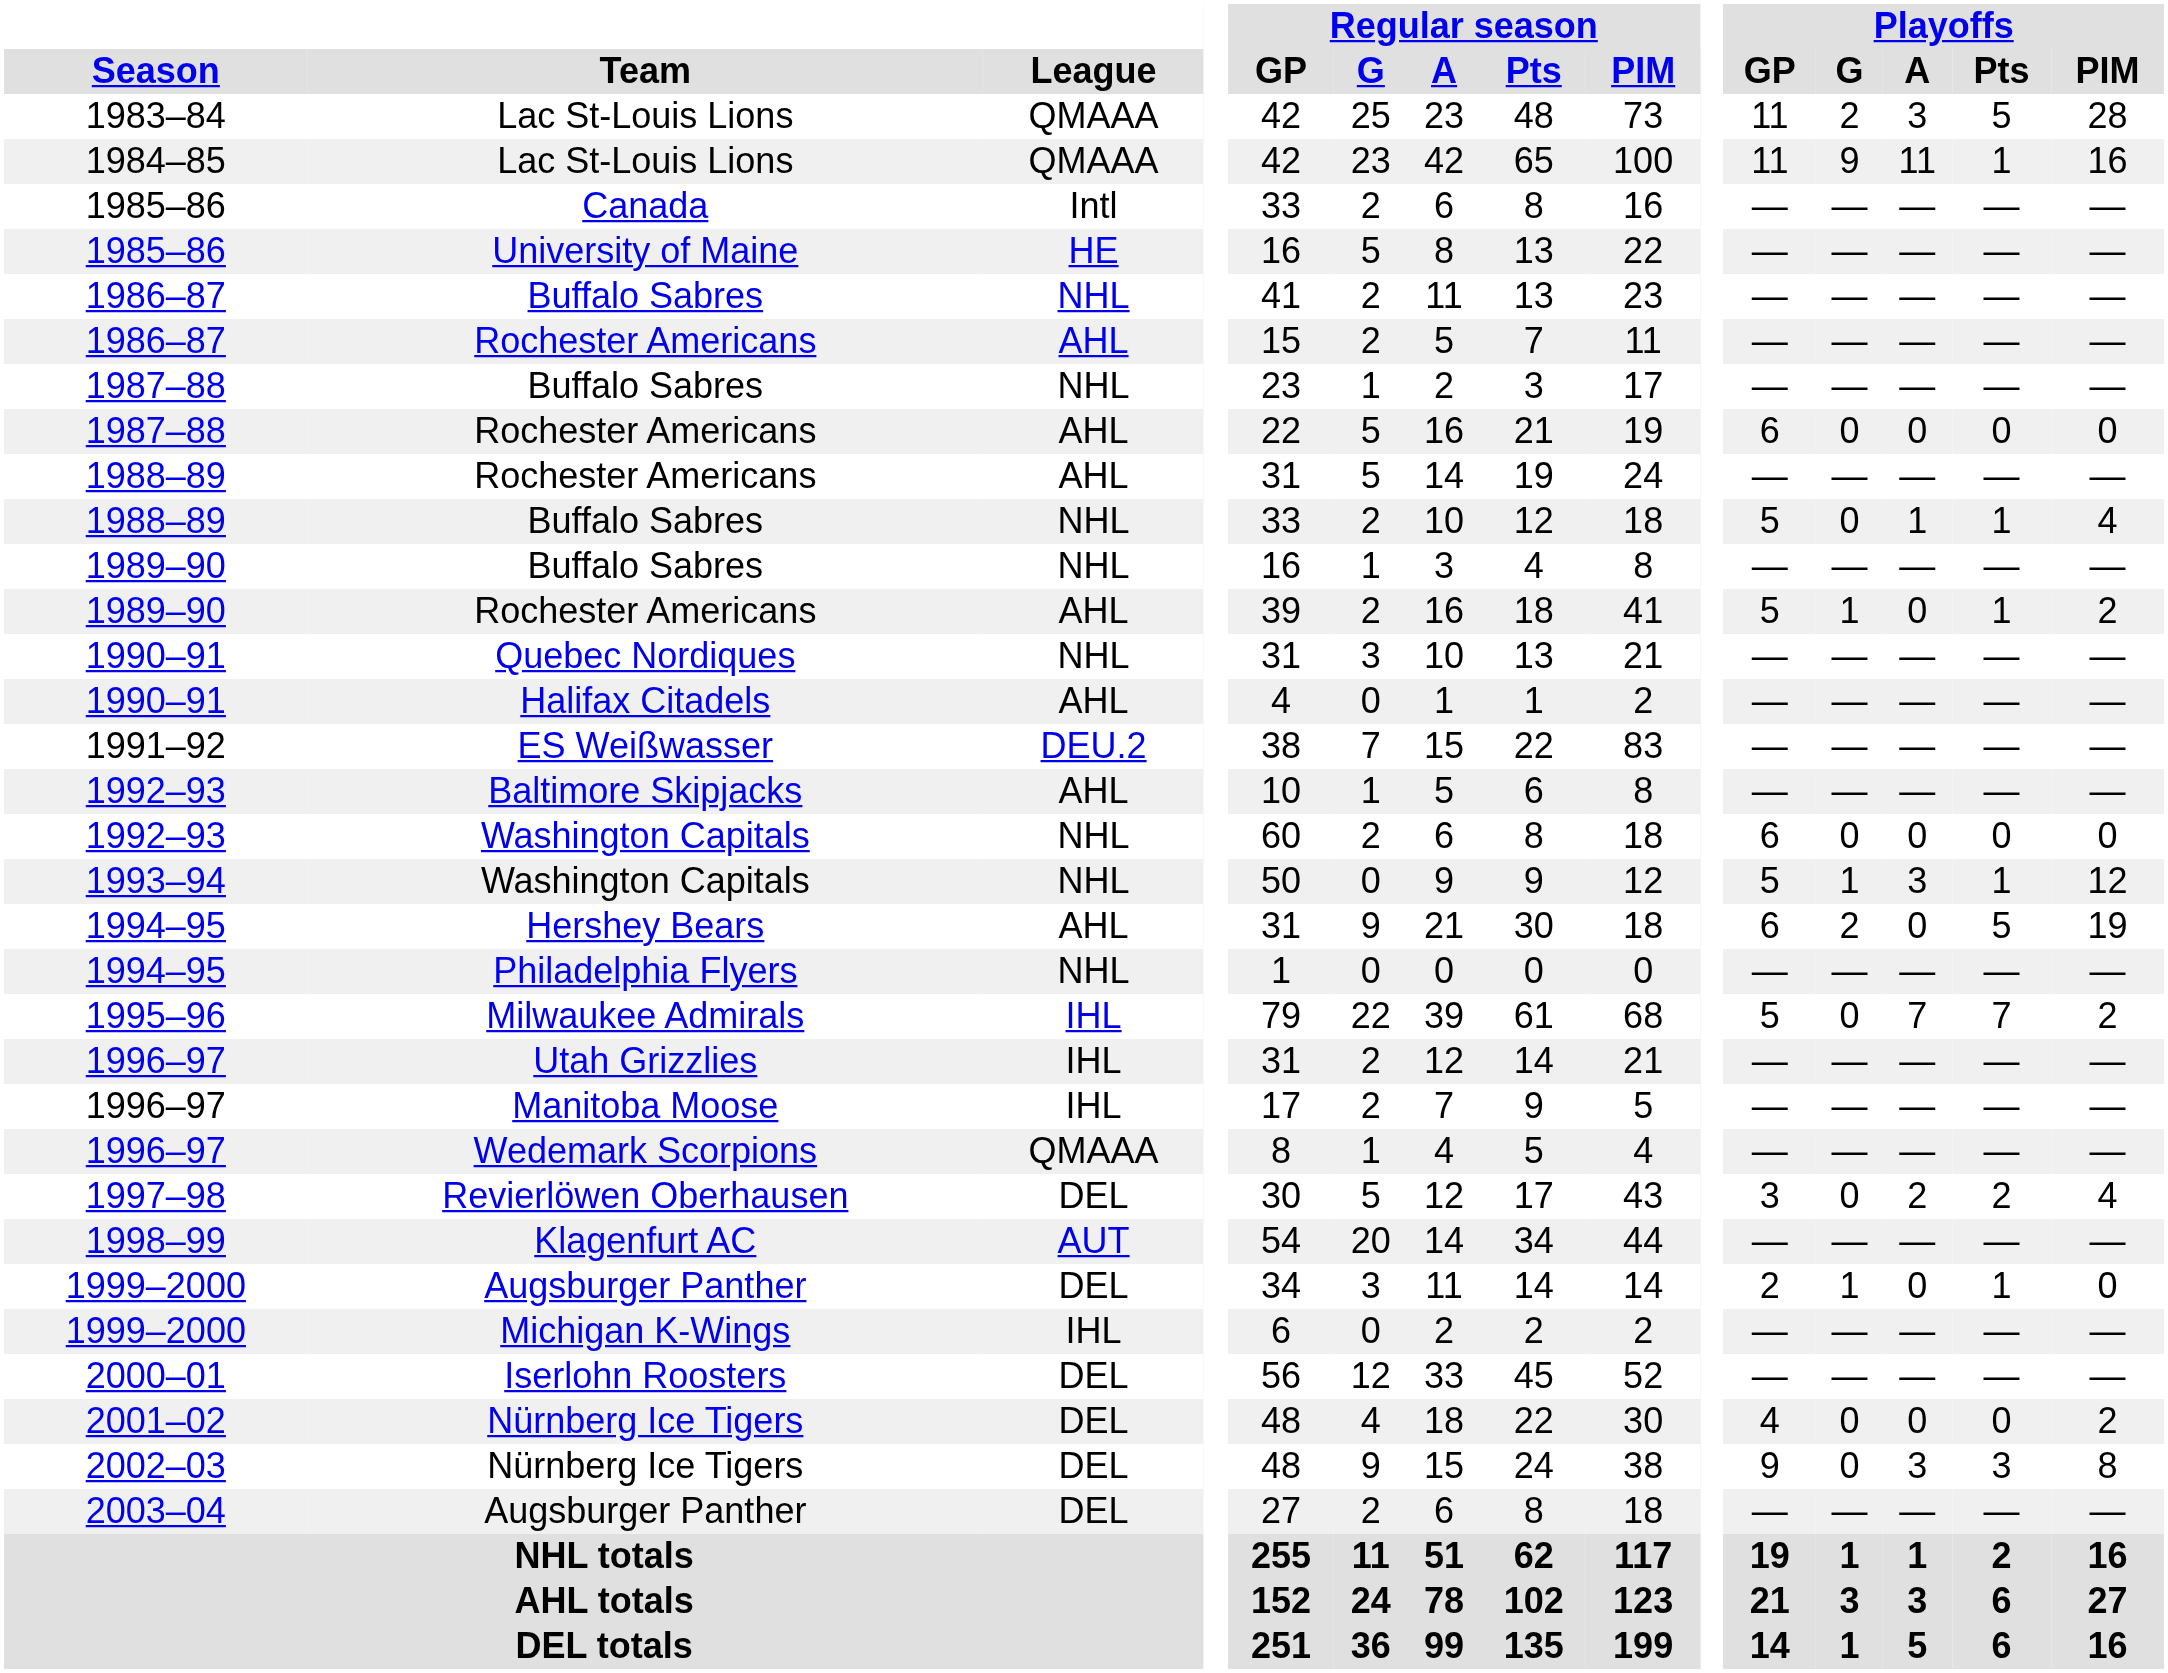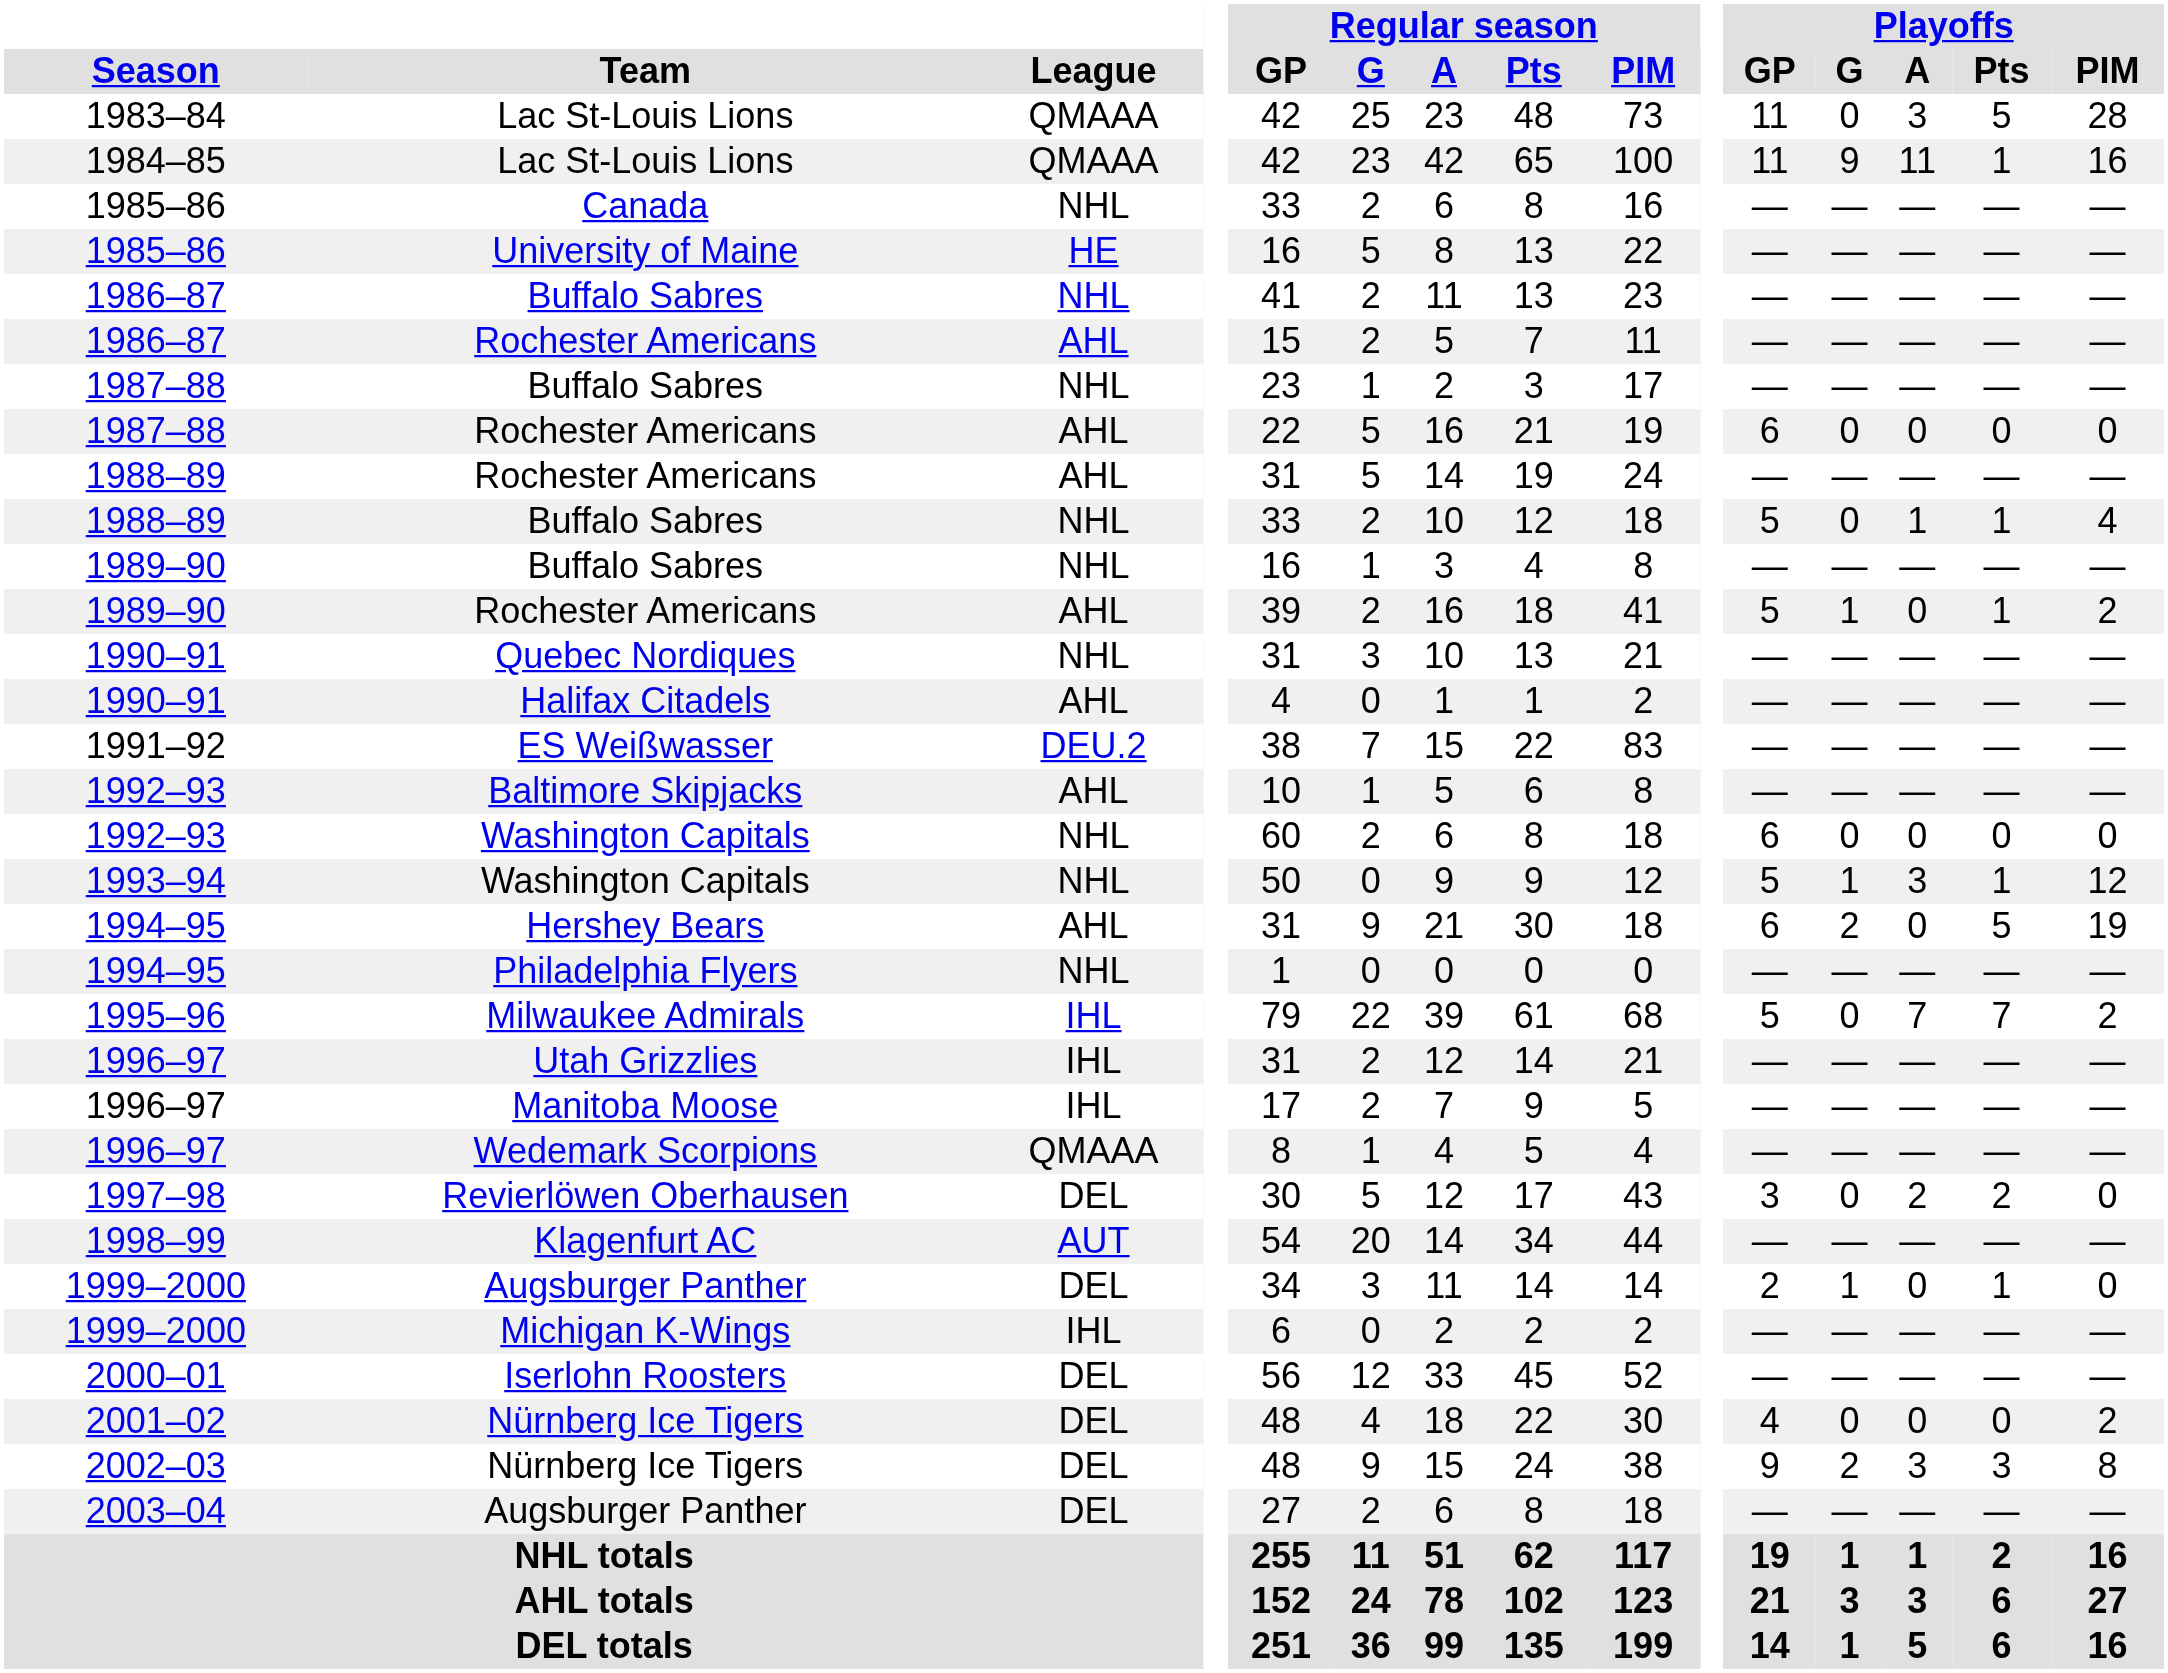(1850, 115) 2 -> (1850, 115) 0
(1094, 205) Intl -> (1094, 205) NHL
(2108, 1195) 4 -> (2108, 1195) 0
(1850, 1465) 0 -> (1850, 1465) 2
